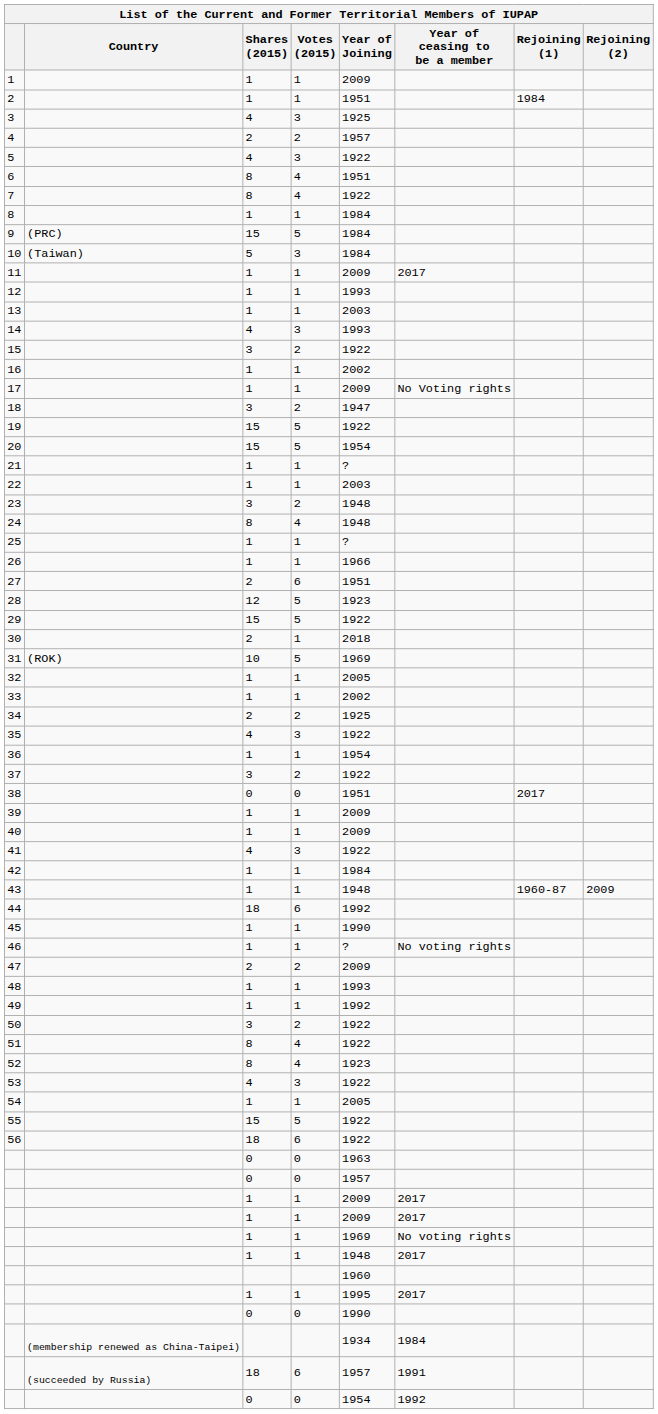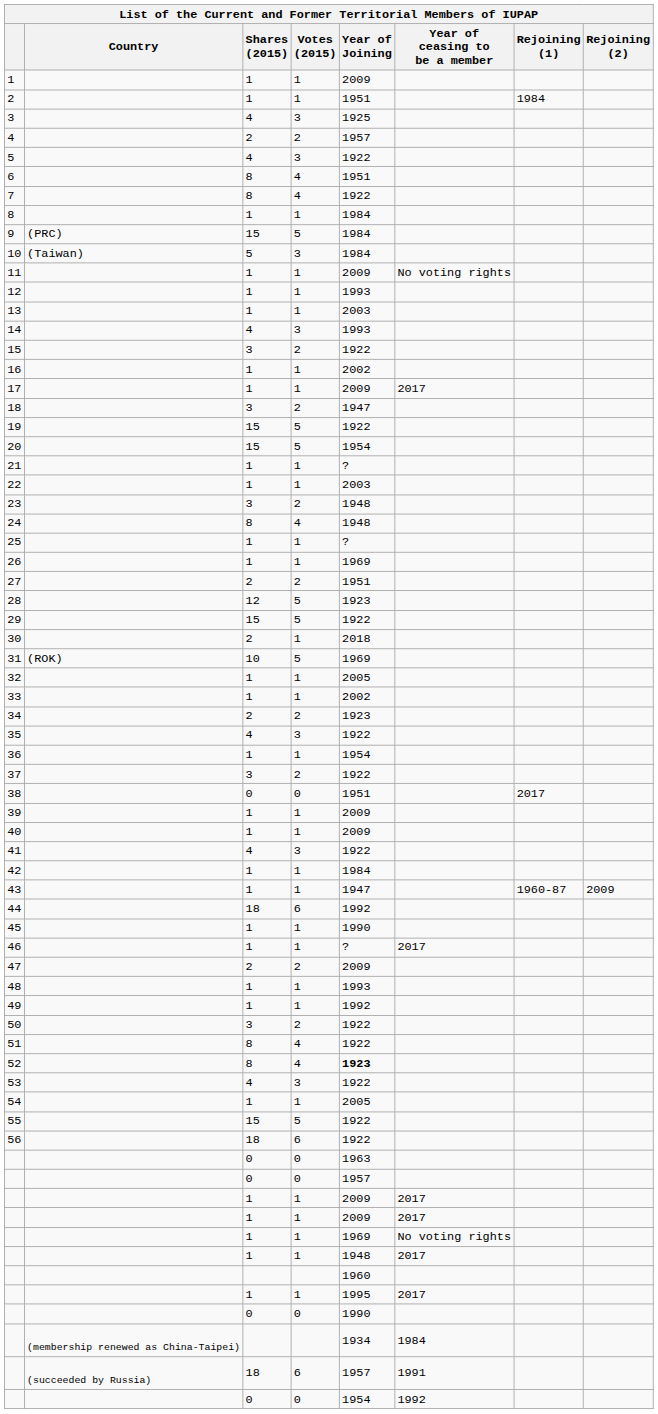(412, 273) 2017 -> (454, 273) No voting rights
(454, 388) No Voting rights -> (412, 388) 2017
(356, 562) 1966 -> (356, 562) 1969
(297, 581) 6 -> (297, 581) 2
(356, 716) 1925 -> (356, 716) 1923
(356, 890) 1948 -> (356, 890) 1947
(454, 948) No voting rights -> (412, 948) 2017
(356, 1063) normal -> (356, 1063) bold
